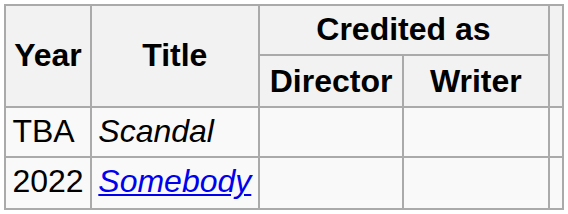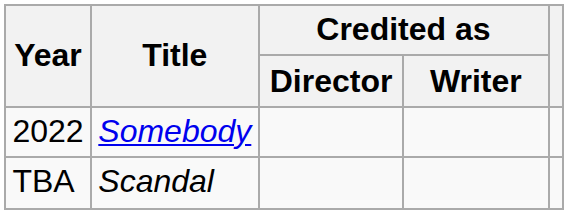rows swapped: (48, 182) <-> (44, 131)
